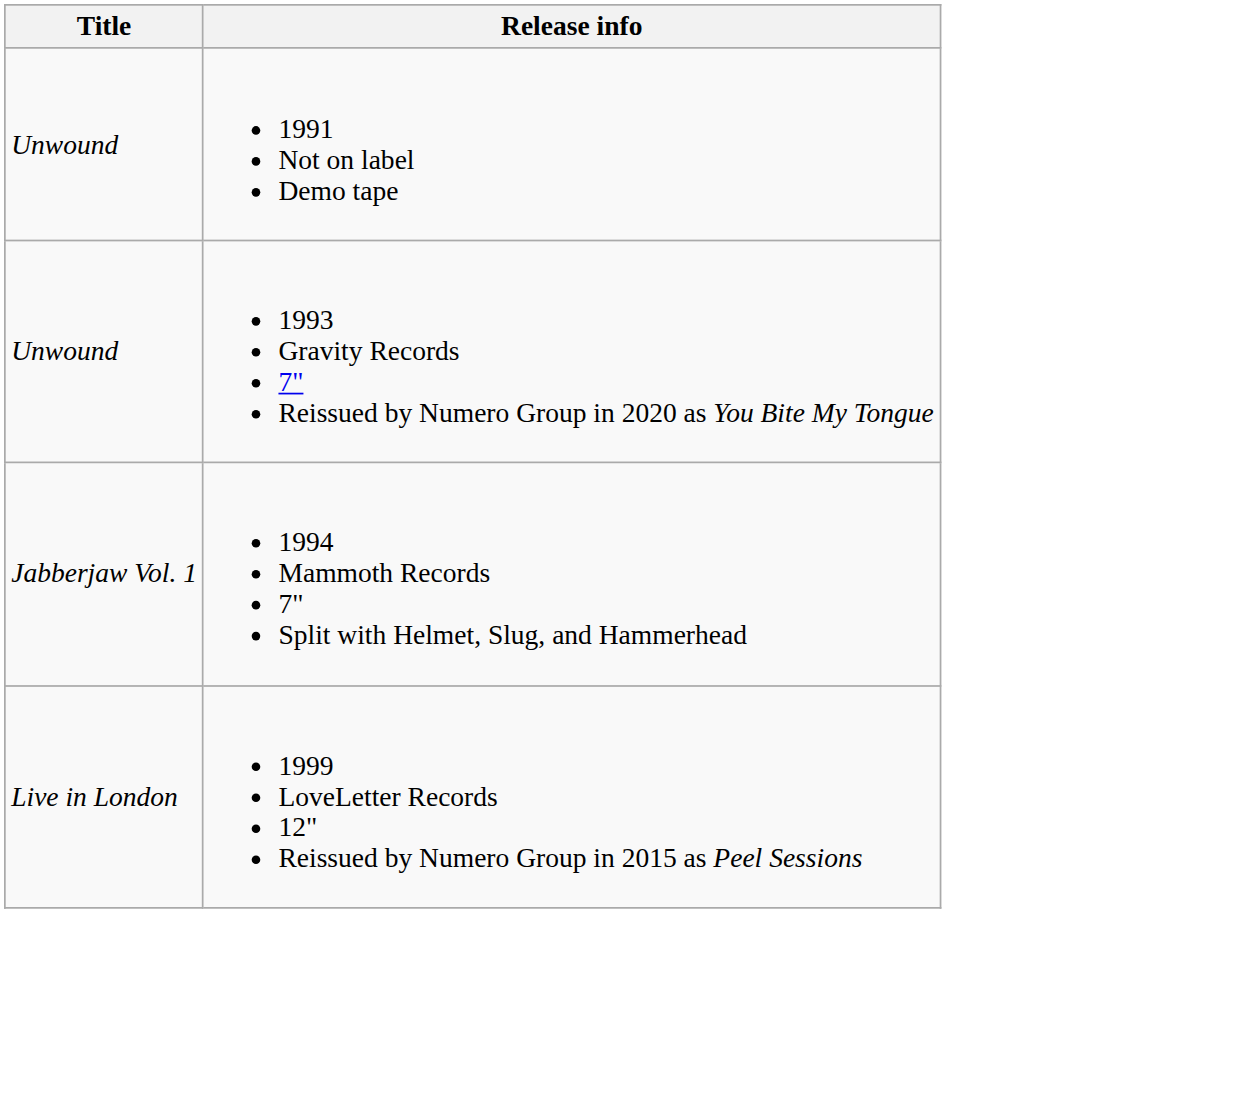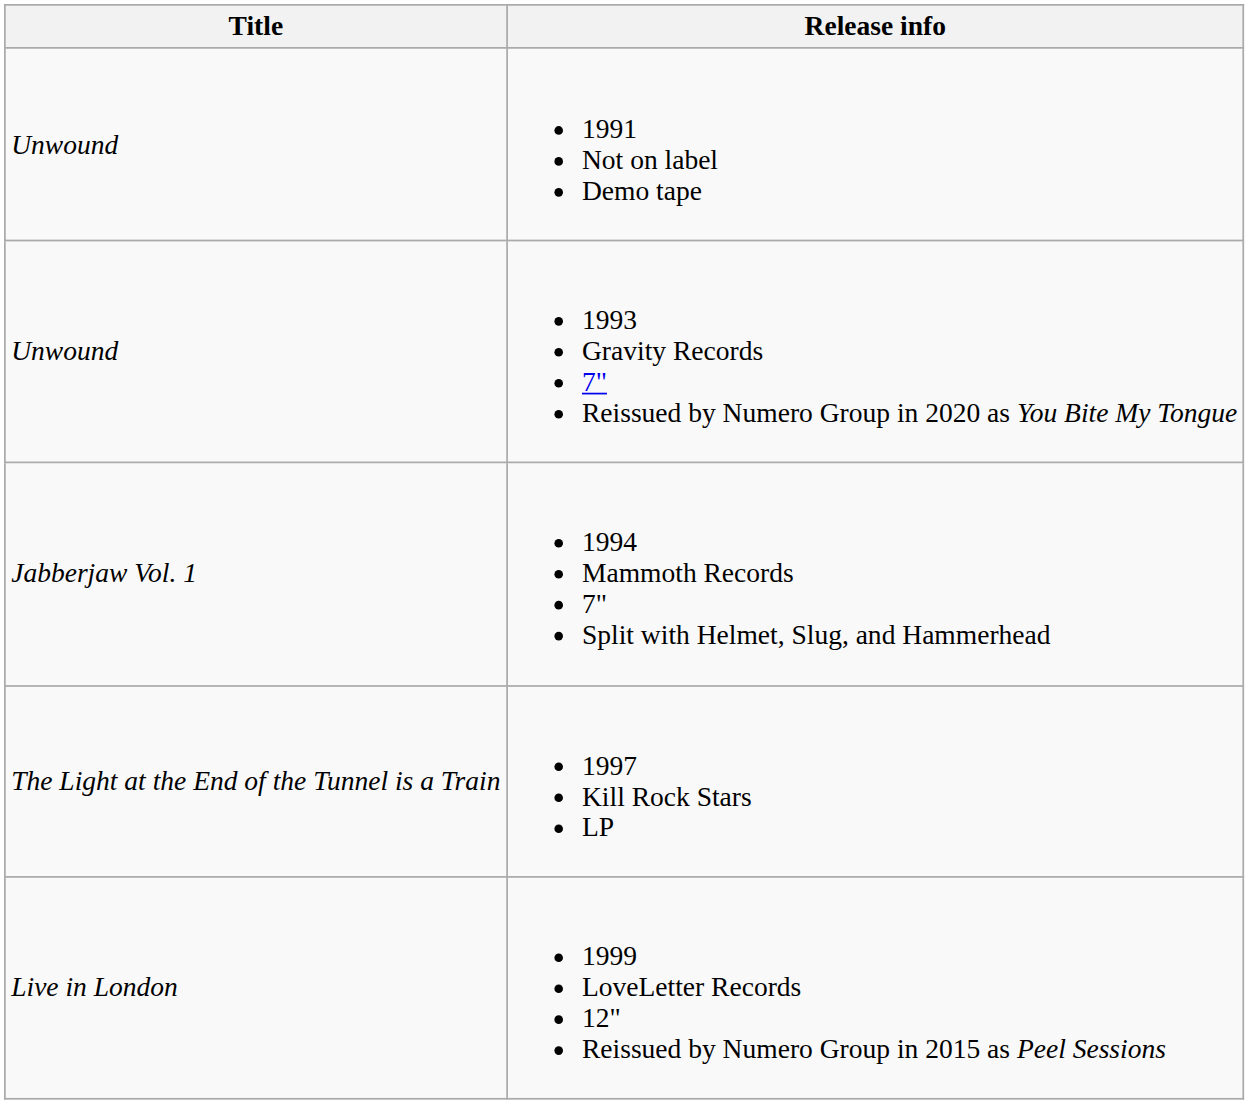+ row: (875, 796)
